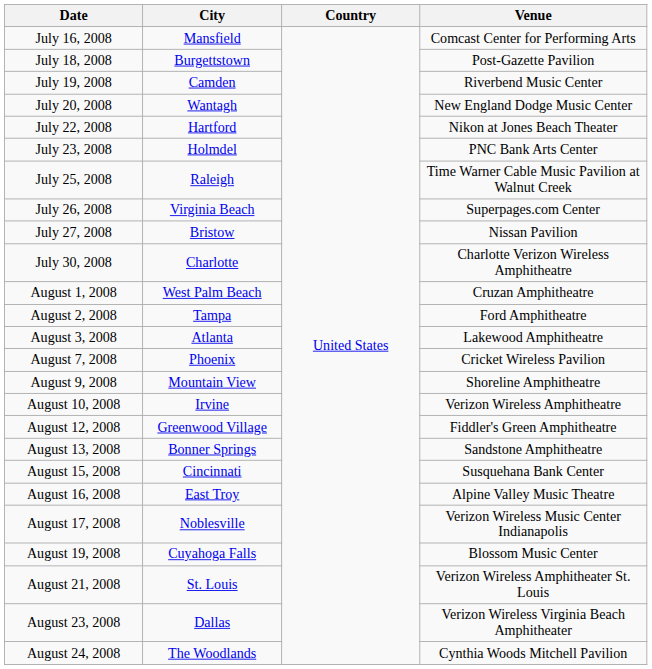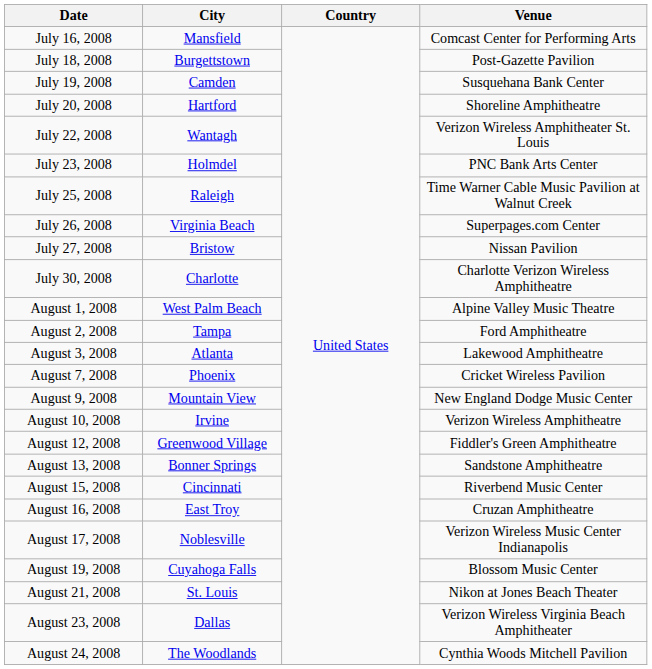(533, 82) Riverbend Music Center -> (533, 82) Susquehana Bank Center
(212, 104) Wantagh -> (212, 104) Hartford
(533, 104) New England Dodge Music Center -> (533, 104) Shoreline Amphitheatre
(212, 127) Hartford -> (212, 135) Wantagh
(533, 127) Nikon at Jones Beach Theater -> (533, 135) Verizon Wireless Amphitheater St. Louis
(533, 292) Cruzan Amphitheatre -> (533, 308) Alpine Valley Music Theatre
(533, 382) Shoreline Amphitheatre -> (533, 398) New England Dodge Music Center
(533, 471) Susquehana Bank Center -> (533, 487) Riverbend Music Center
(533, 493) Alpine Valley Music Theatre -> (533, 509) Cruzan Amphitheatre
(533, 584) Verizon Wireless Amphitheater St. Louis -> (533, 592) Nikon at Jones Beach Theater
